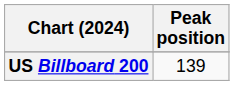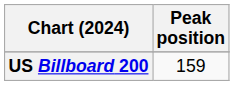(191, 66) 139 -> (191, 66) 159
